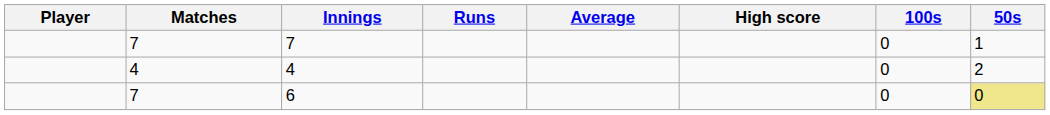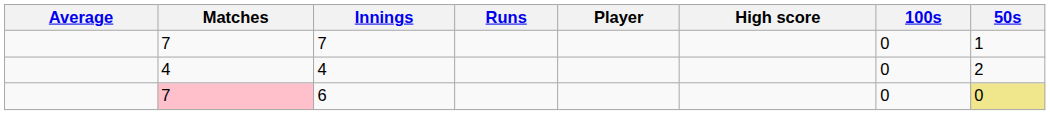columns swapped: (65, 17) <-> (603, 17)
(134, 95) no background -> (166, 95) pink background
